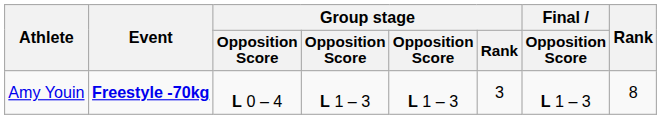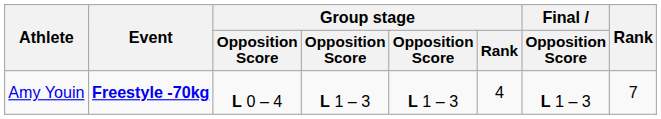(499, 93) 3 -> (499, 93) 4
(633, 93) 8 -> (633, 93) 7
